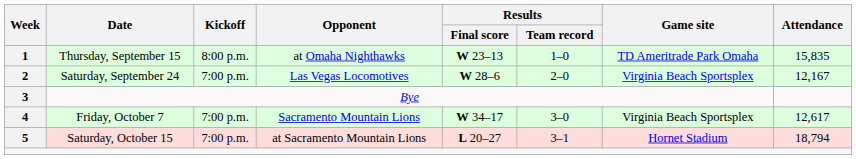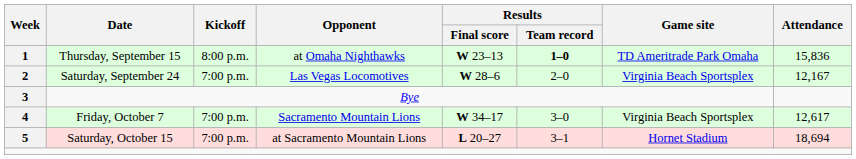(560, 56) normal -> (560, 56) bold
(812, 56) 15,835 -> (812, 56) 15,836
(812, 138) 18,794 -> (812, 138) 18,694
